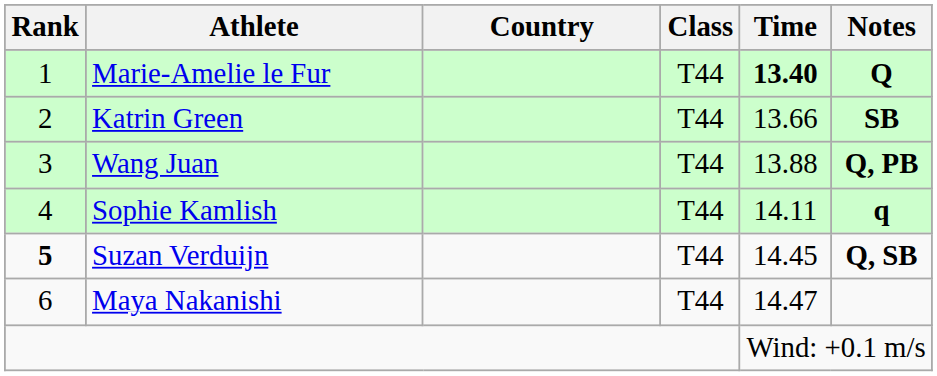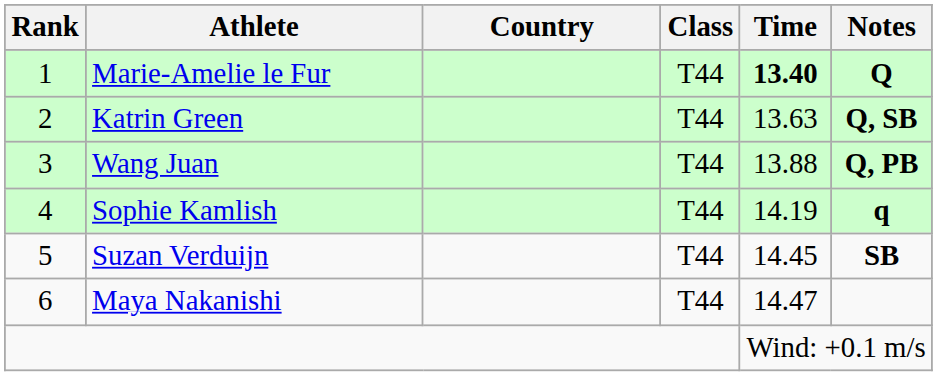(785, 118) 13.66 -> (785, 118) 13.63
(882, 118) SB -> (882, 118) Q, SB
(785, 210) 14.11 -> (785, 210) 14.19
(45, 255) bold -> (45, 255) normal
(882, 255) Q, SB -> (882, 255) SB
